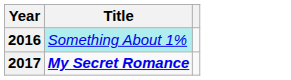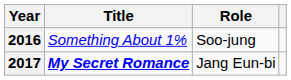+ column: (236, 16)
(117, 39) paleturquoise background -> (117, 39) no background
